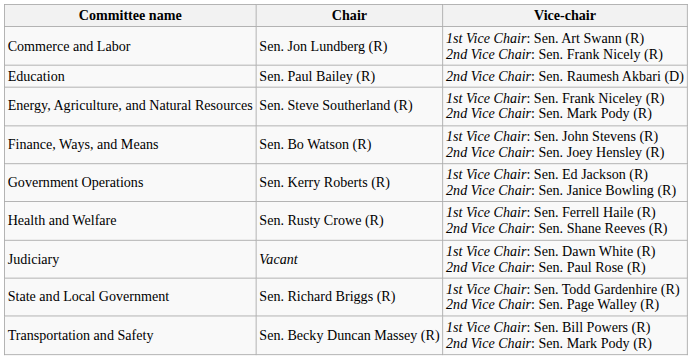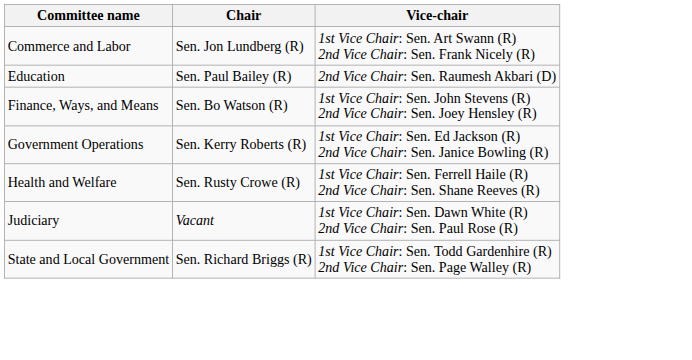- row: (130, 106)
- row: (81, 335)
